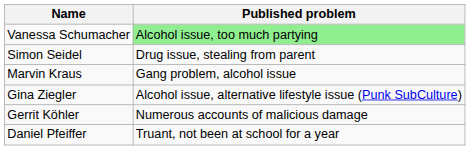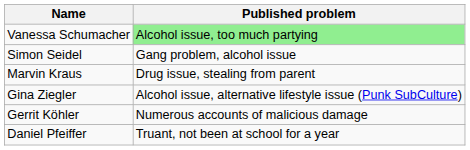(225, 54) Drug issue, stealing from parent -> (216, 54) Gang problem, alcohol issue
(216, 74) Gang problem, alcohol issue -> (225, 74) Drug issue, stealing from parent
